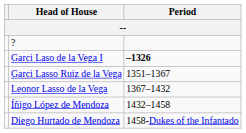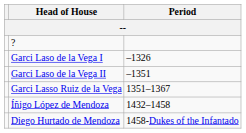(138, 58) bold -> (138, 58) normal
+ row: (59, 74)
- row: (59, 89)
